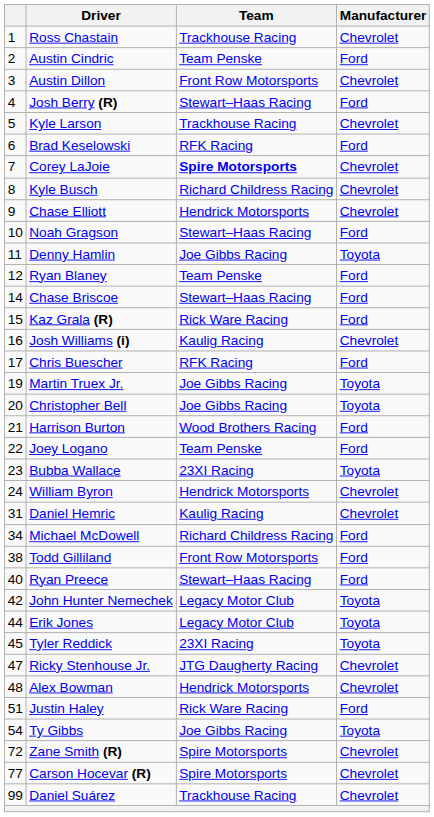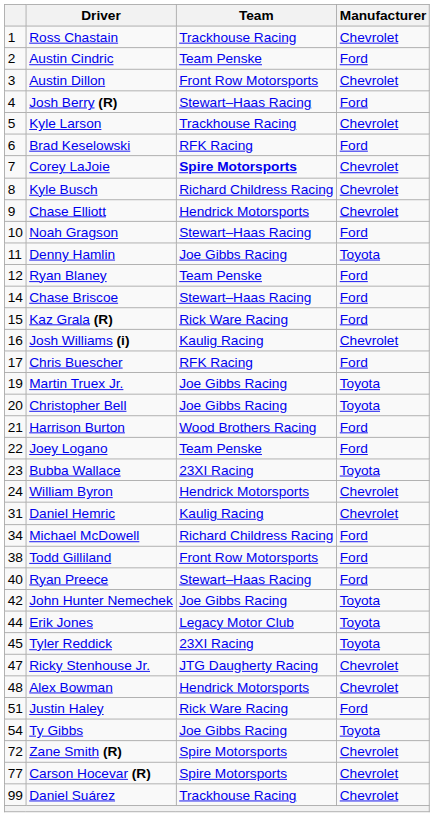(237, 600) Legacy Motor Club -> (233, 600) Joe Gibbs Racing
